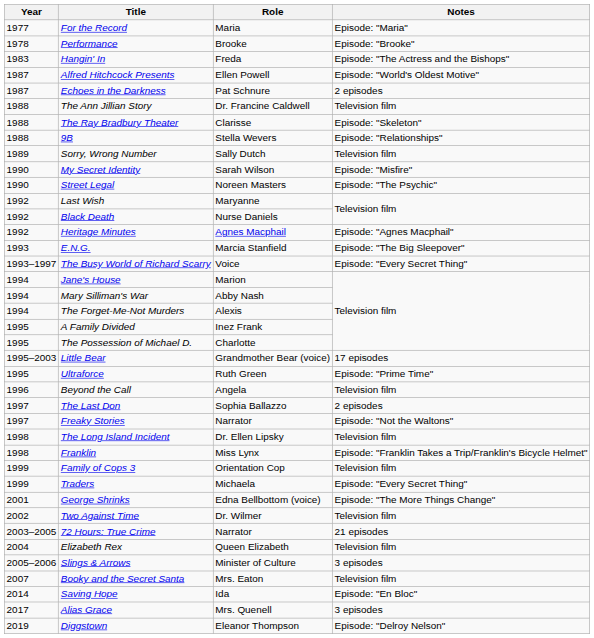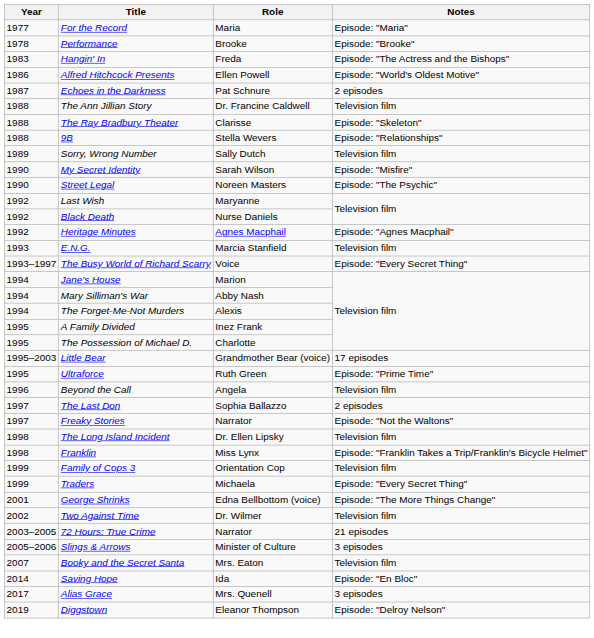(18, 75) 1987 -> (18, 75) 1986
(400, 248) Episode: "The Big Sleepover" -> (365, 248) Television film
- row: (91, 547)
